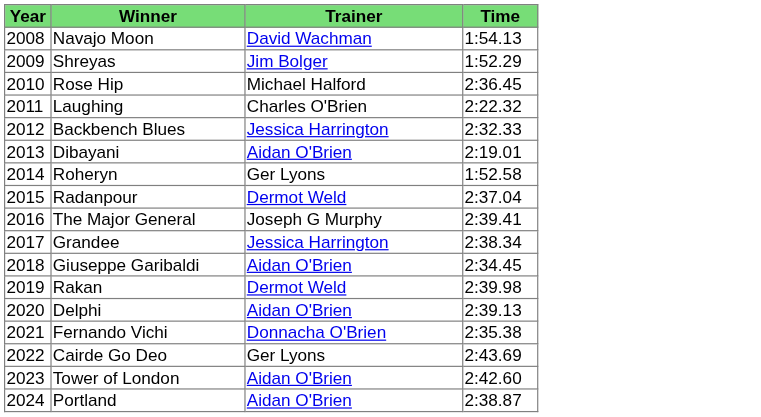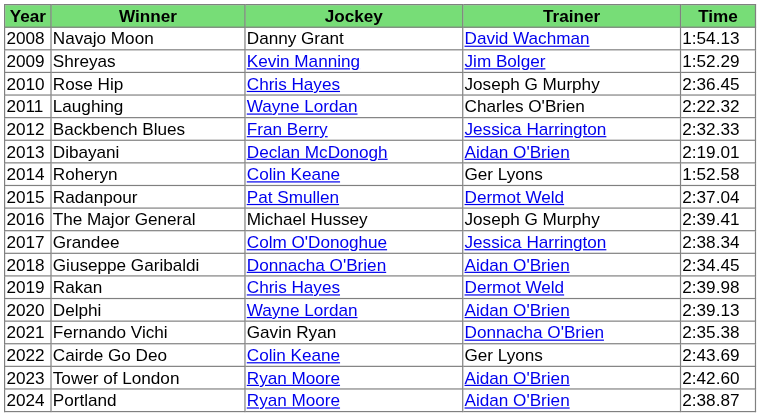+ column: (354, 16)
(306, 84) Michael Halford -> (532, 84) Joseph G Murphy
